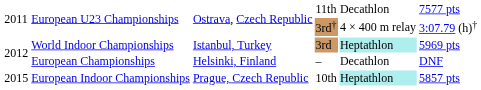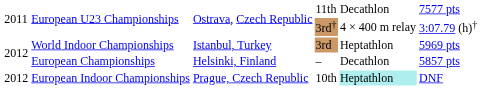(367, 45) paleturquoise background -> (367, 45) no background
(431, 61) DNF -> (439, 61) 5857 pts
(16, 78) 2015 -> (16, 78) 2012
(439, 78) 5857 pts -> (431, 78) DNF
